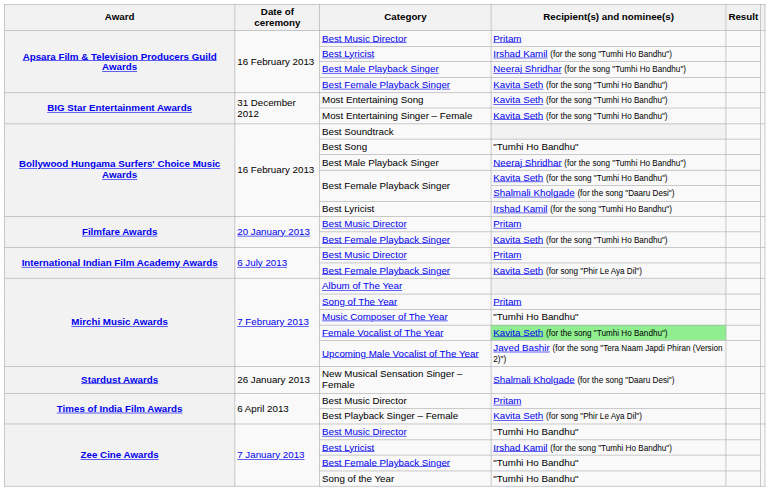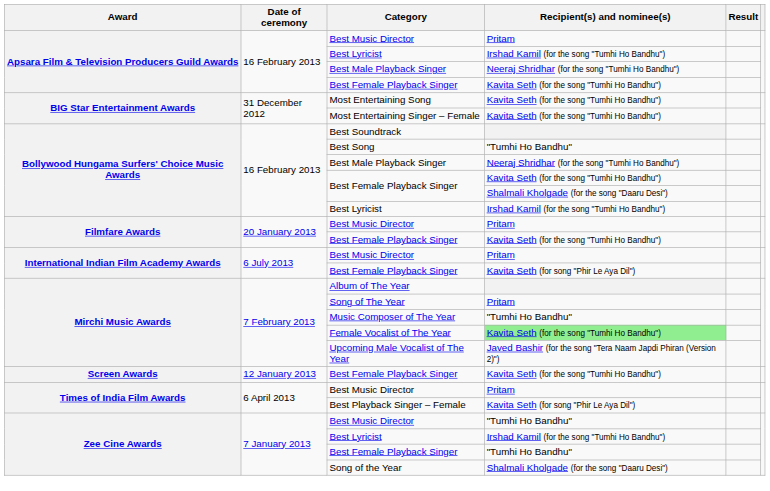+ row: (123, 374)
- row: (120, 380)
(536, 478) "Tumhi Ho Bandhu" -> (577, 467) Shalmali Kholgade (for the song "Daaru Desi")
